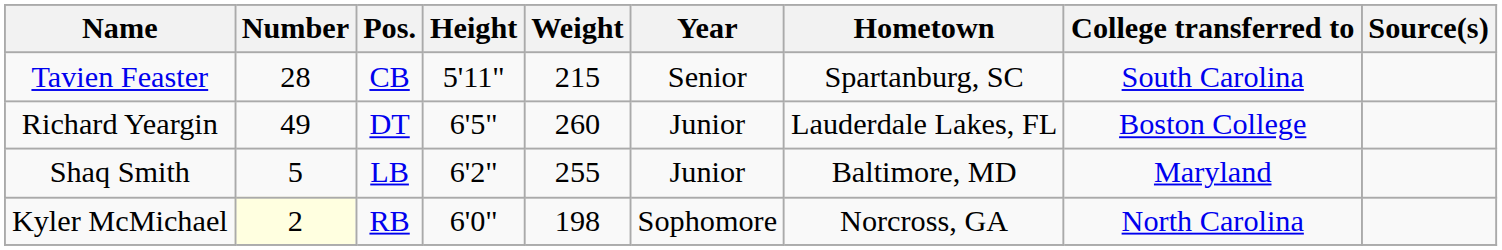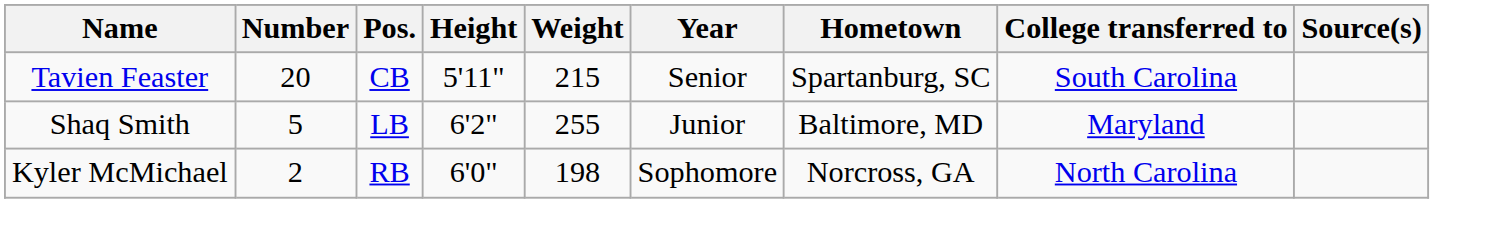(295, 76) 28 -> (295, 76) 20
- row: (120, 124)
(295, 220) lightyellow background -> (295, 172) no background
